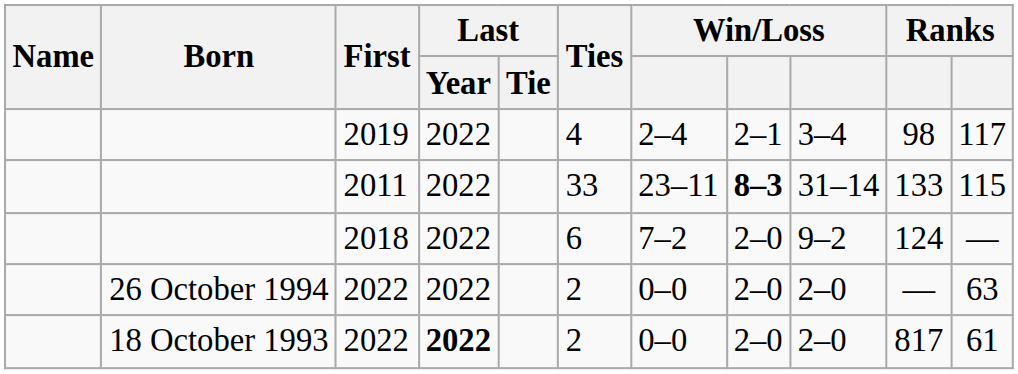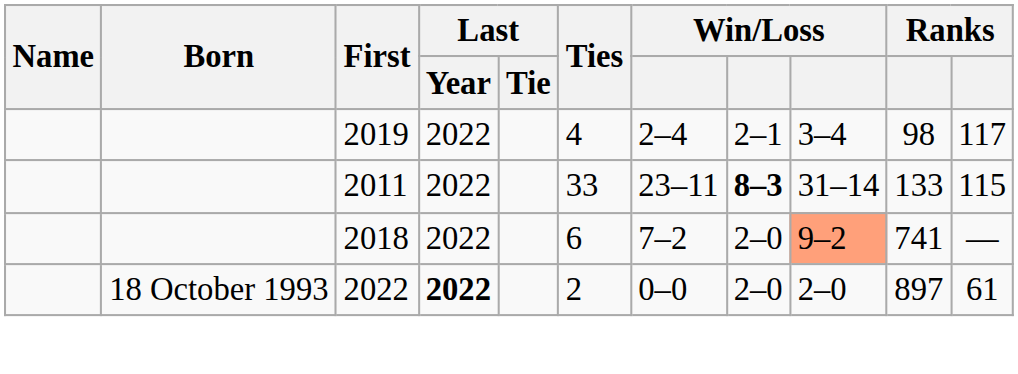(822, 237) no background -> (822, 237) lightsalmon background
(919, 237) 124 -> (919, 237) 741
- row: (219, 289)
(919, 340) 817 -> (919, 289) 897
